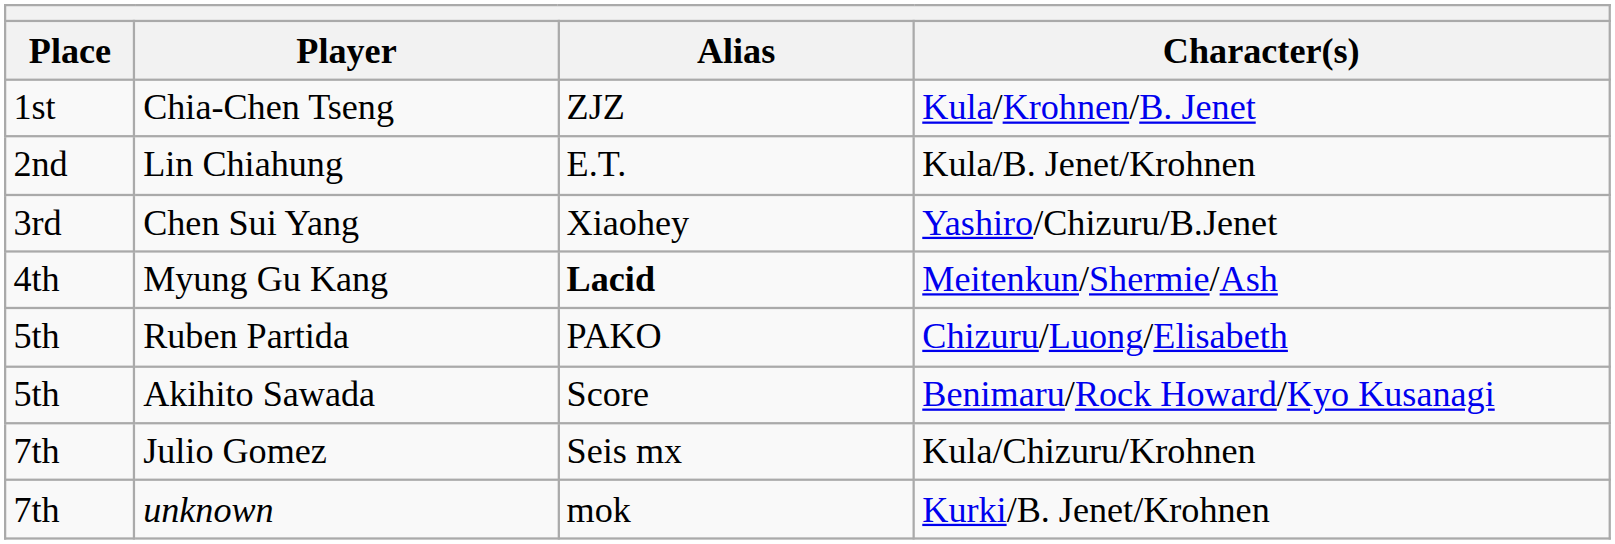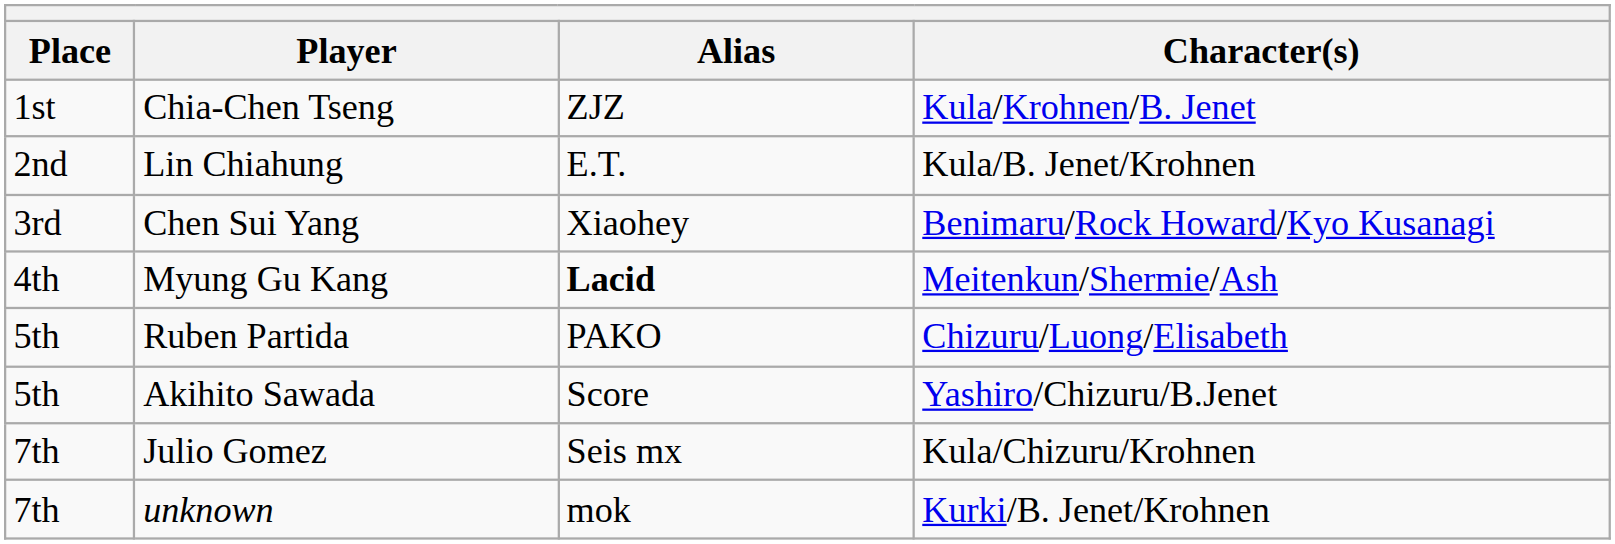(1100, 221) Yashiro/Chizuru/B.Jenet -> (1208, 221) Benimaru/Rock Howard/Kyo Kusanagi
(1208, 393) Benimaru/Rock Howard/Kyo Kusanagi -> (1100, 393) Yashiro/Chizuru/B.Jenet
